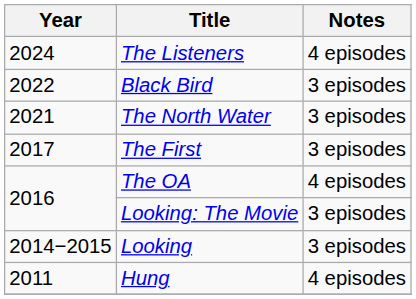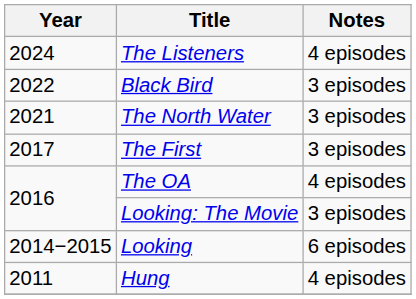(357, 246) 3 episodes -> (357, 246) 6 episodes
